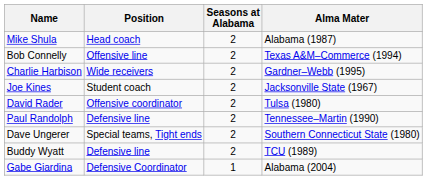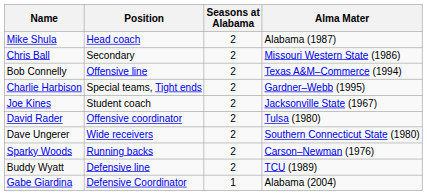+ row: (28, 56)
(120, 72) Wide receivers -> (144, 88) Special teams, Tight ends
- row: (40, 119)
(144, 135) Special teams, Tight ends -> (120, 135) Wide receivers
+ row: (39, 151)
